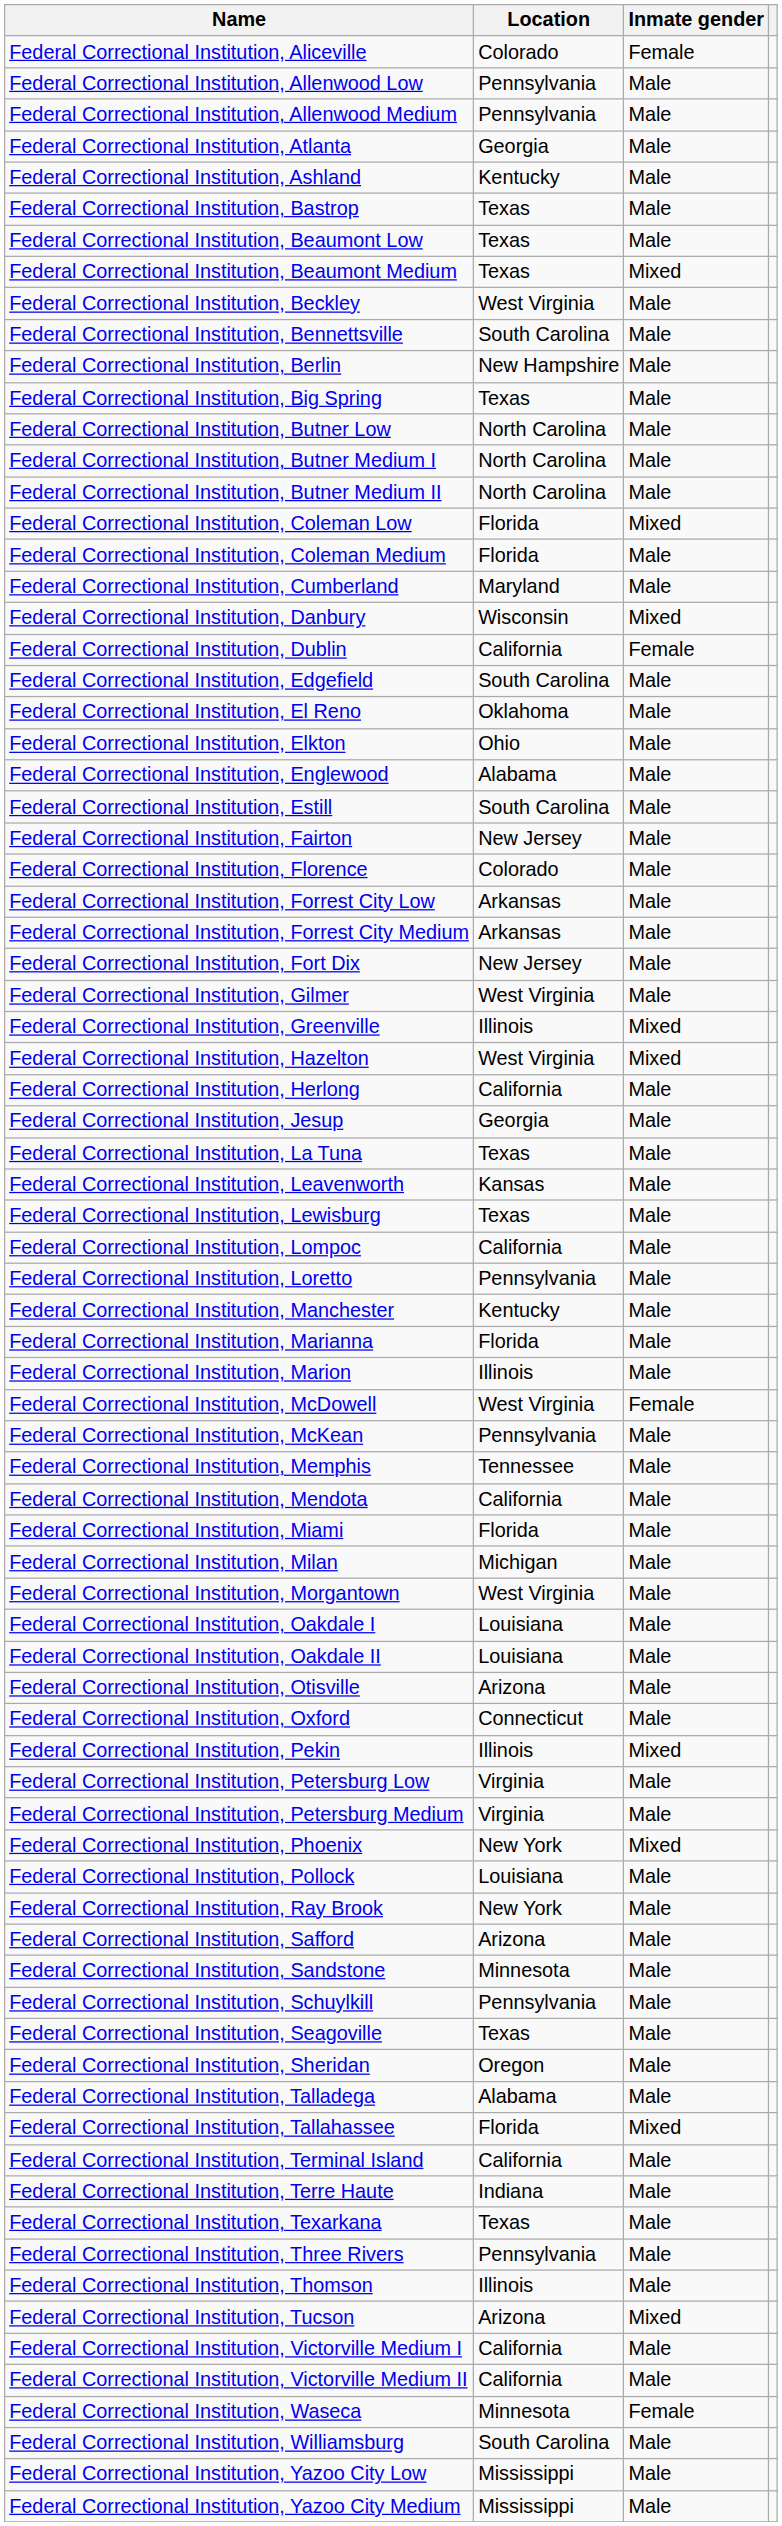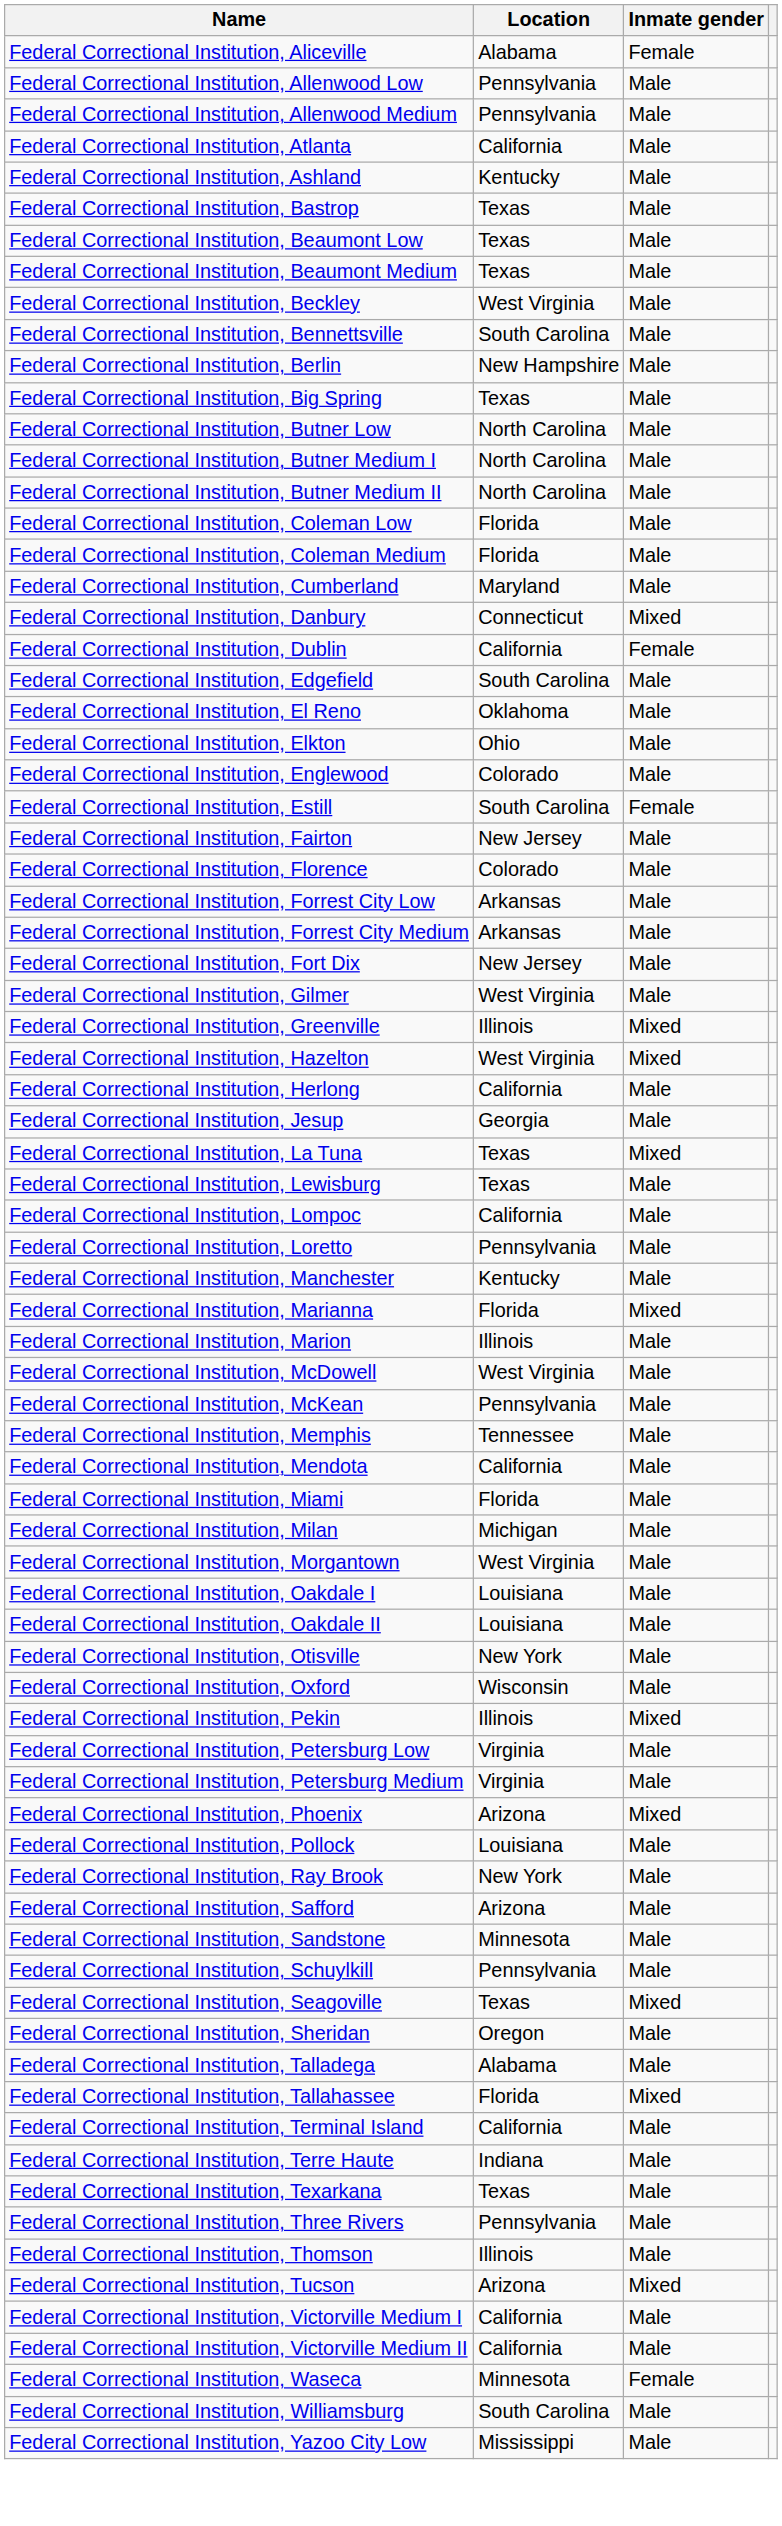(518, 51) Colorado -> (517, 51) Alabama
(513, 146) Georgia -> (520, 146) California
(655, 271) Mixed -> (650, 271) Male
(655, 523) Mixed -> (650, 523) Male
(523, 618) Wisconsin -> (531, 618) Connecticut
(517, 775) Alabama -> (518, 775) Colorado
(650, 806) Male -> (661, 806) Female
(650, 1152) Male -> (655, 1152) Mixed
- row: (207, 1184)
(650, 1341) Male -> (655, 1310) Mixed
(661, 1404) Female -> (650, 1373) Male
(512, 1687) Arizona -> (520, 1656) New York
(531, 1719) Connecticut -> (523, 1687) Wisconsin
(520, 1845) New York -> (512, 1813) Arizona
(650, 2033) Male -> (655, 2002) Mixed
- row: (235, 2505)
